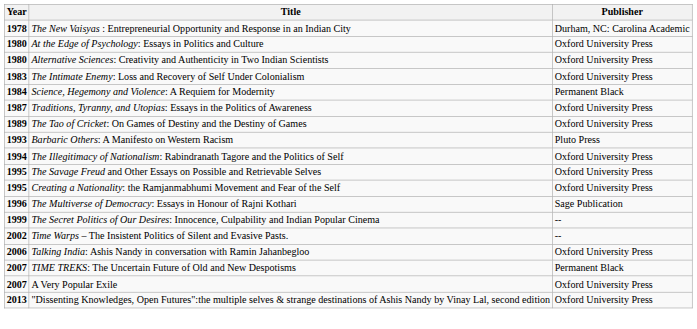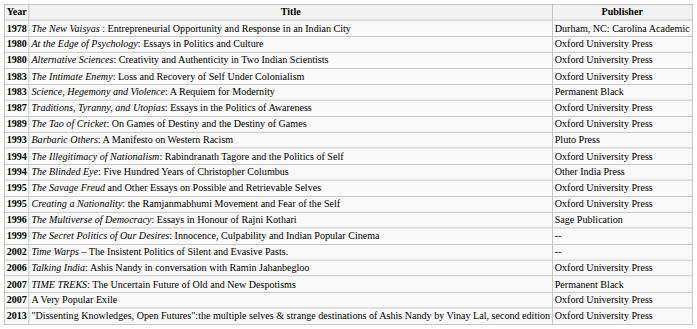(17, 92) 1984 -> (17, 92) 1983
+ row: (160, 172)
